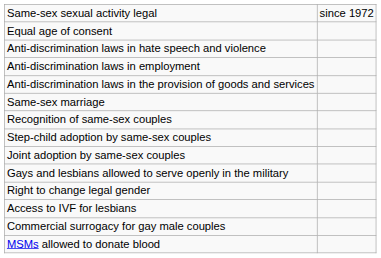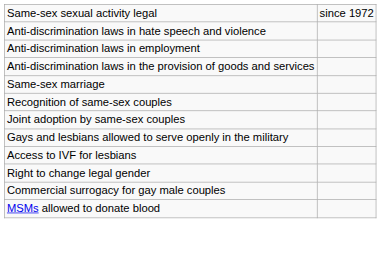- row: (60, 31)
- row: (109, 137)
rows swapped: (79, 191) <-> (72, 208)
